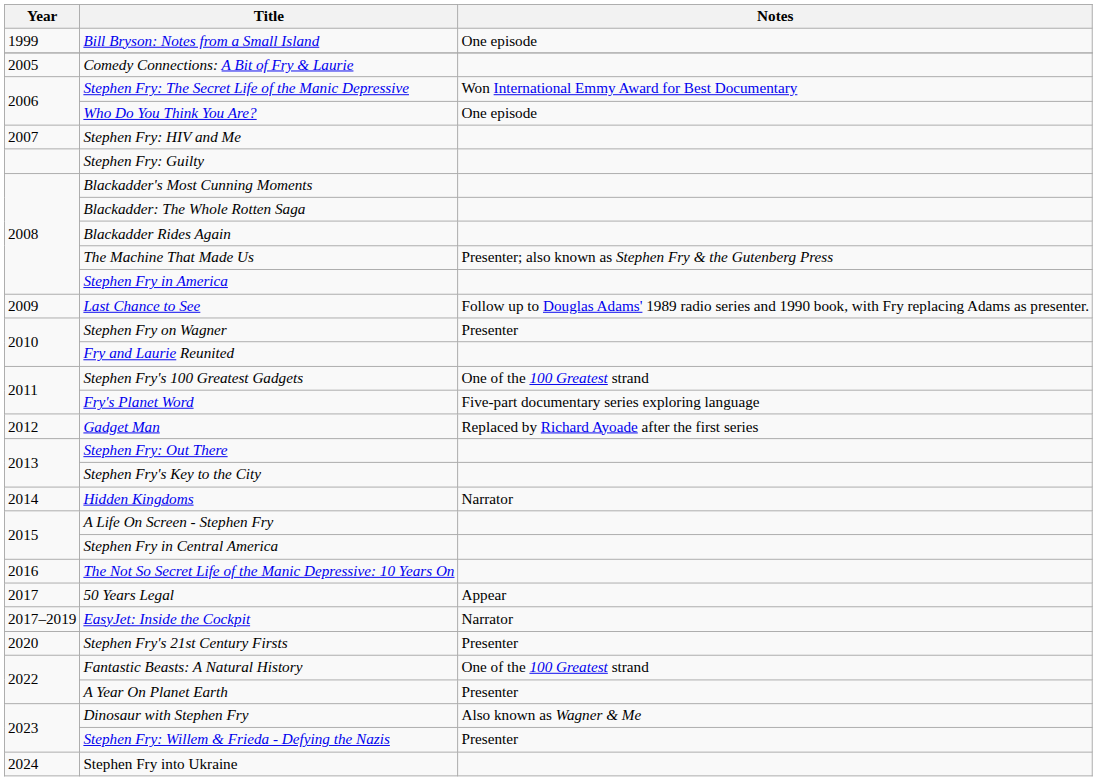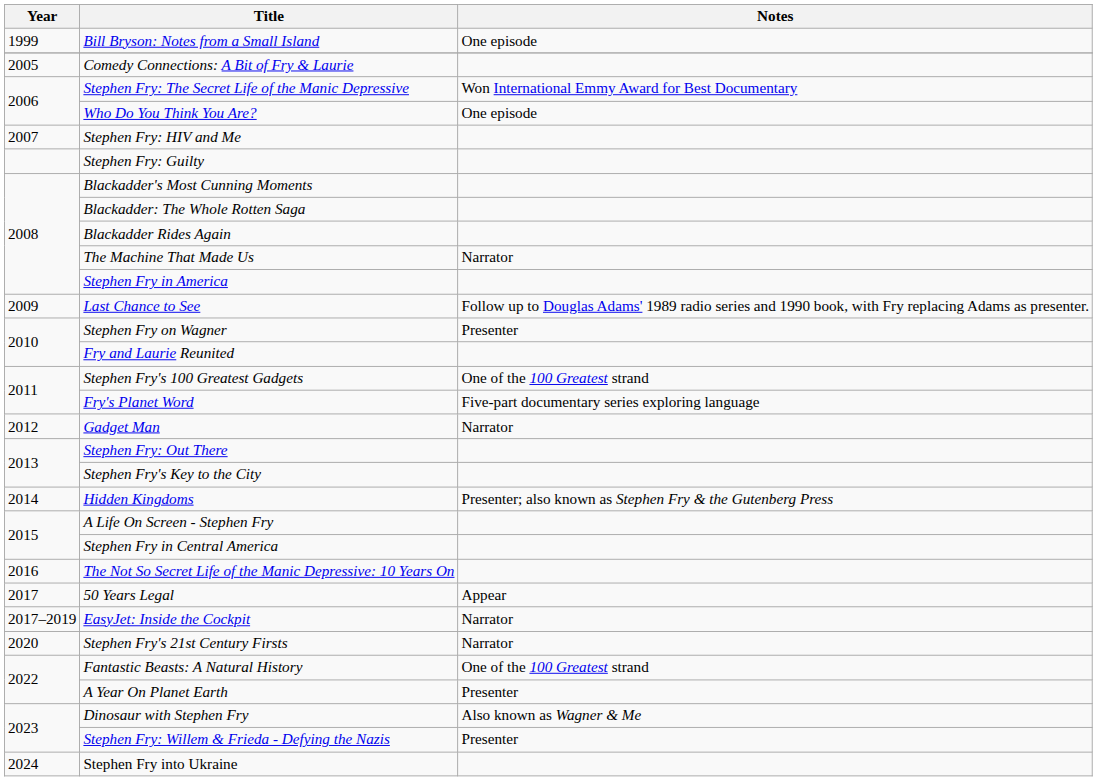(647, 257) Presenter; also known as Stephen Fry & the Gutenberg Press -> (487, 257) Narrator
(610, 426) Replaced by Richard Ayoade after the first series -> (487, 426) Narrator
(487, 498) Narrator -> (647, 498) Presenter; also known as Stephen Fry & the Gutenberg Press
(490, 643) Presenter -> (487, 643) Narrator
